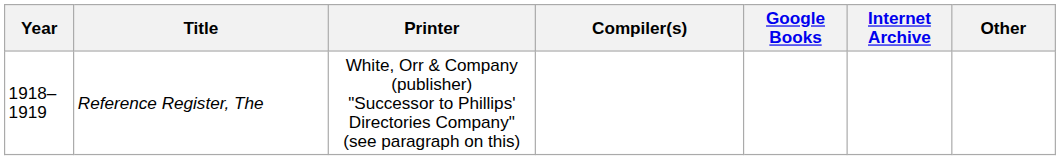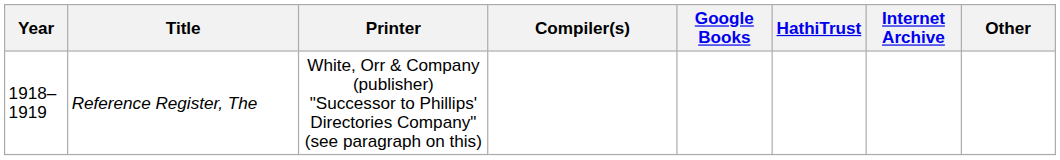+ column: (819, 28)
